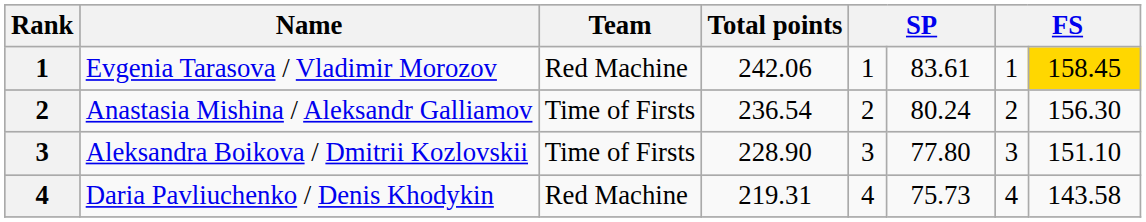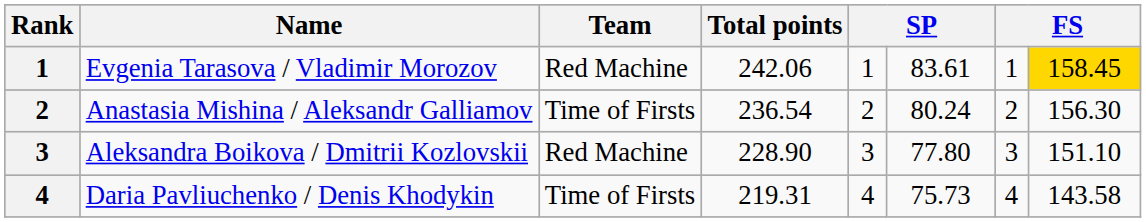(620, 152) Time of Firsts -> (616, 152) Red Machine
(616, 195) Red Machine -> (620, 195) Time of Firsts
